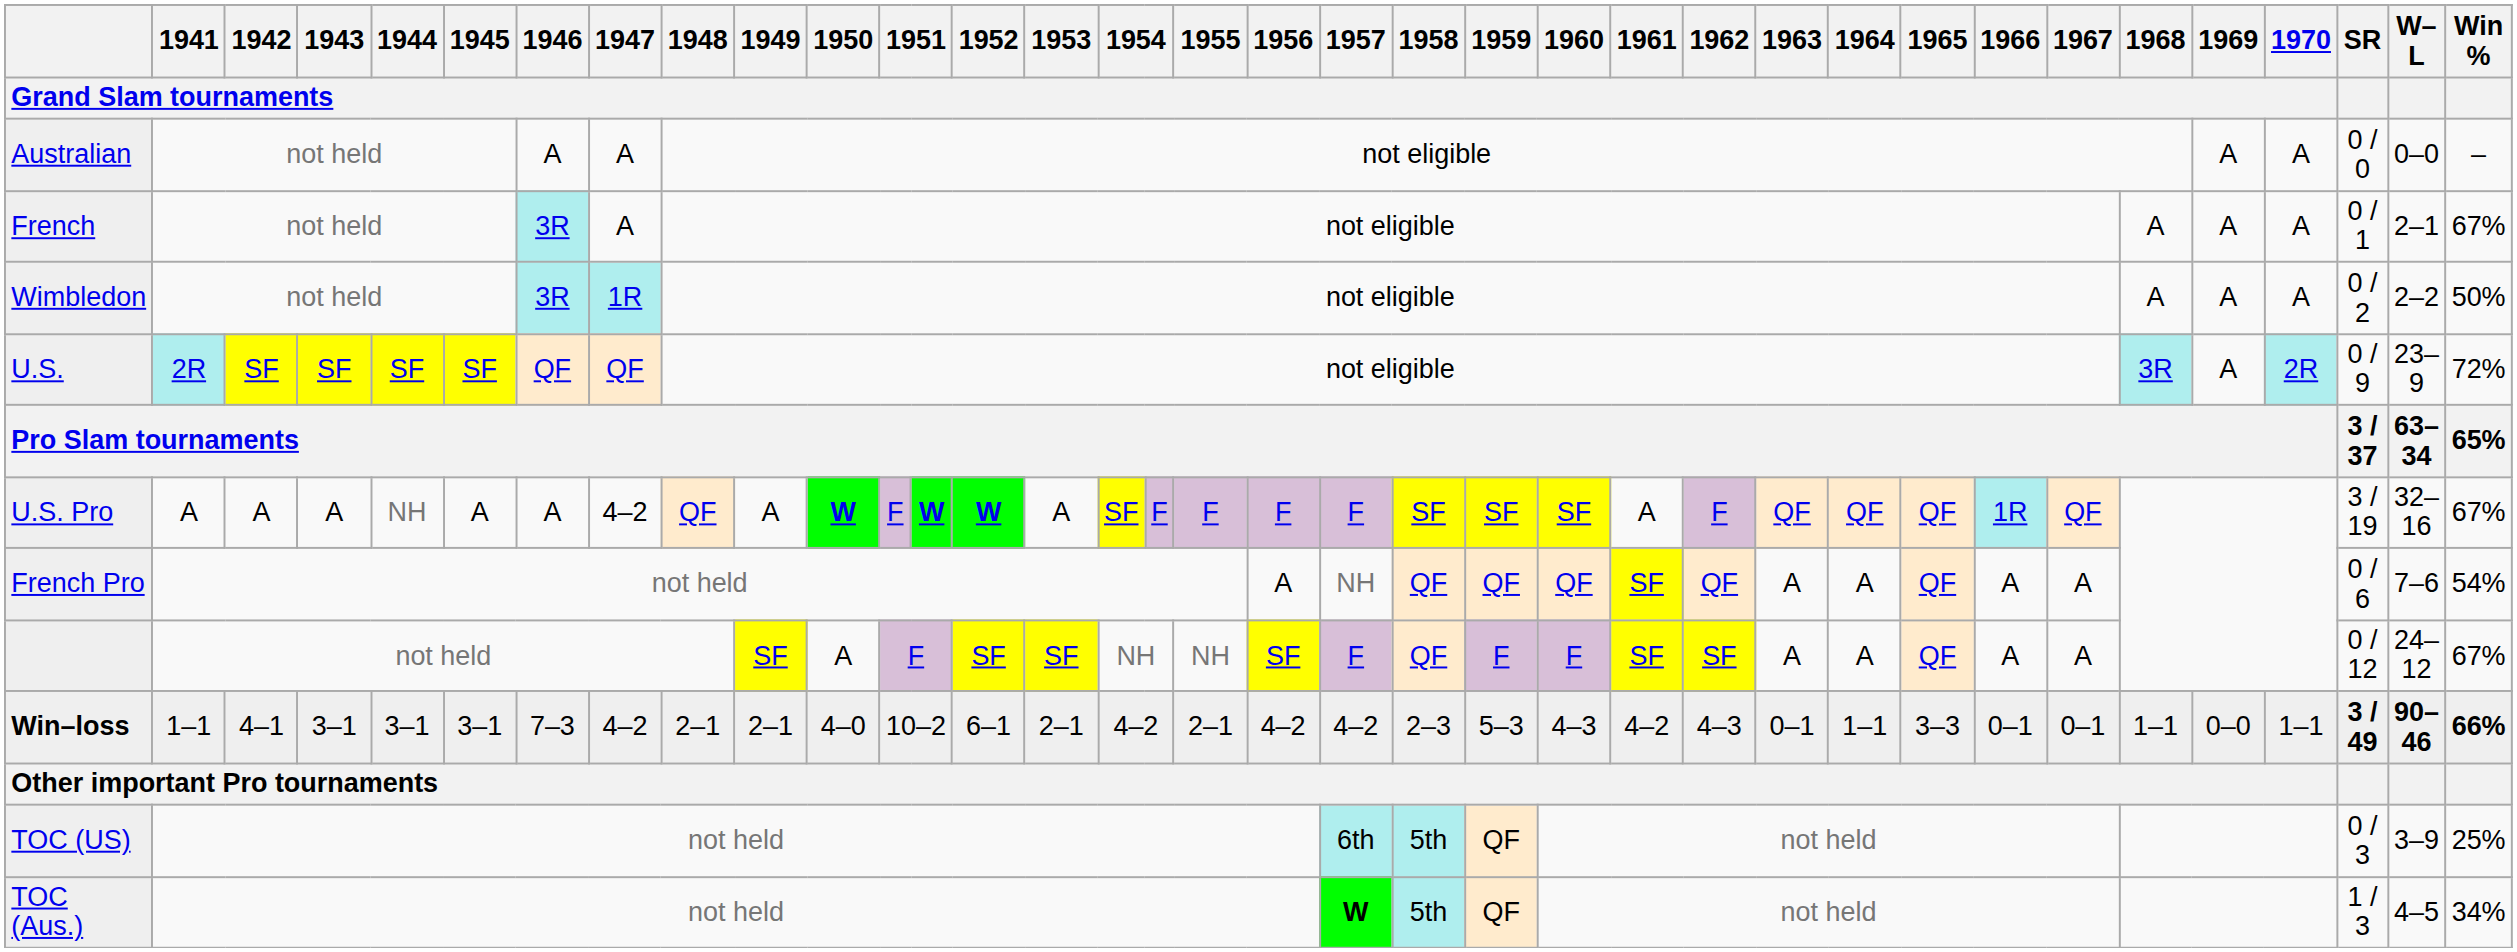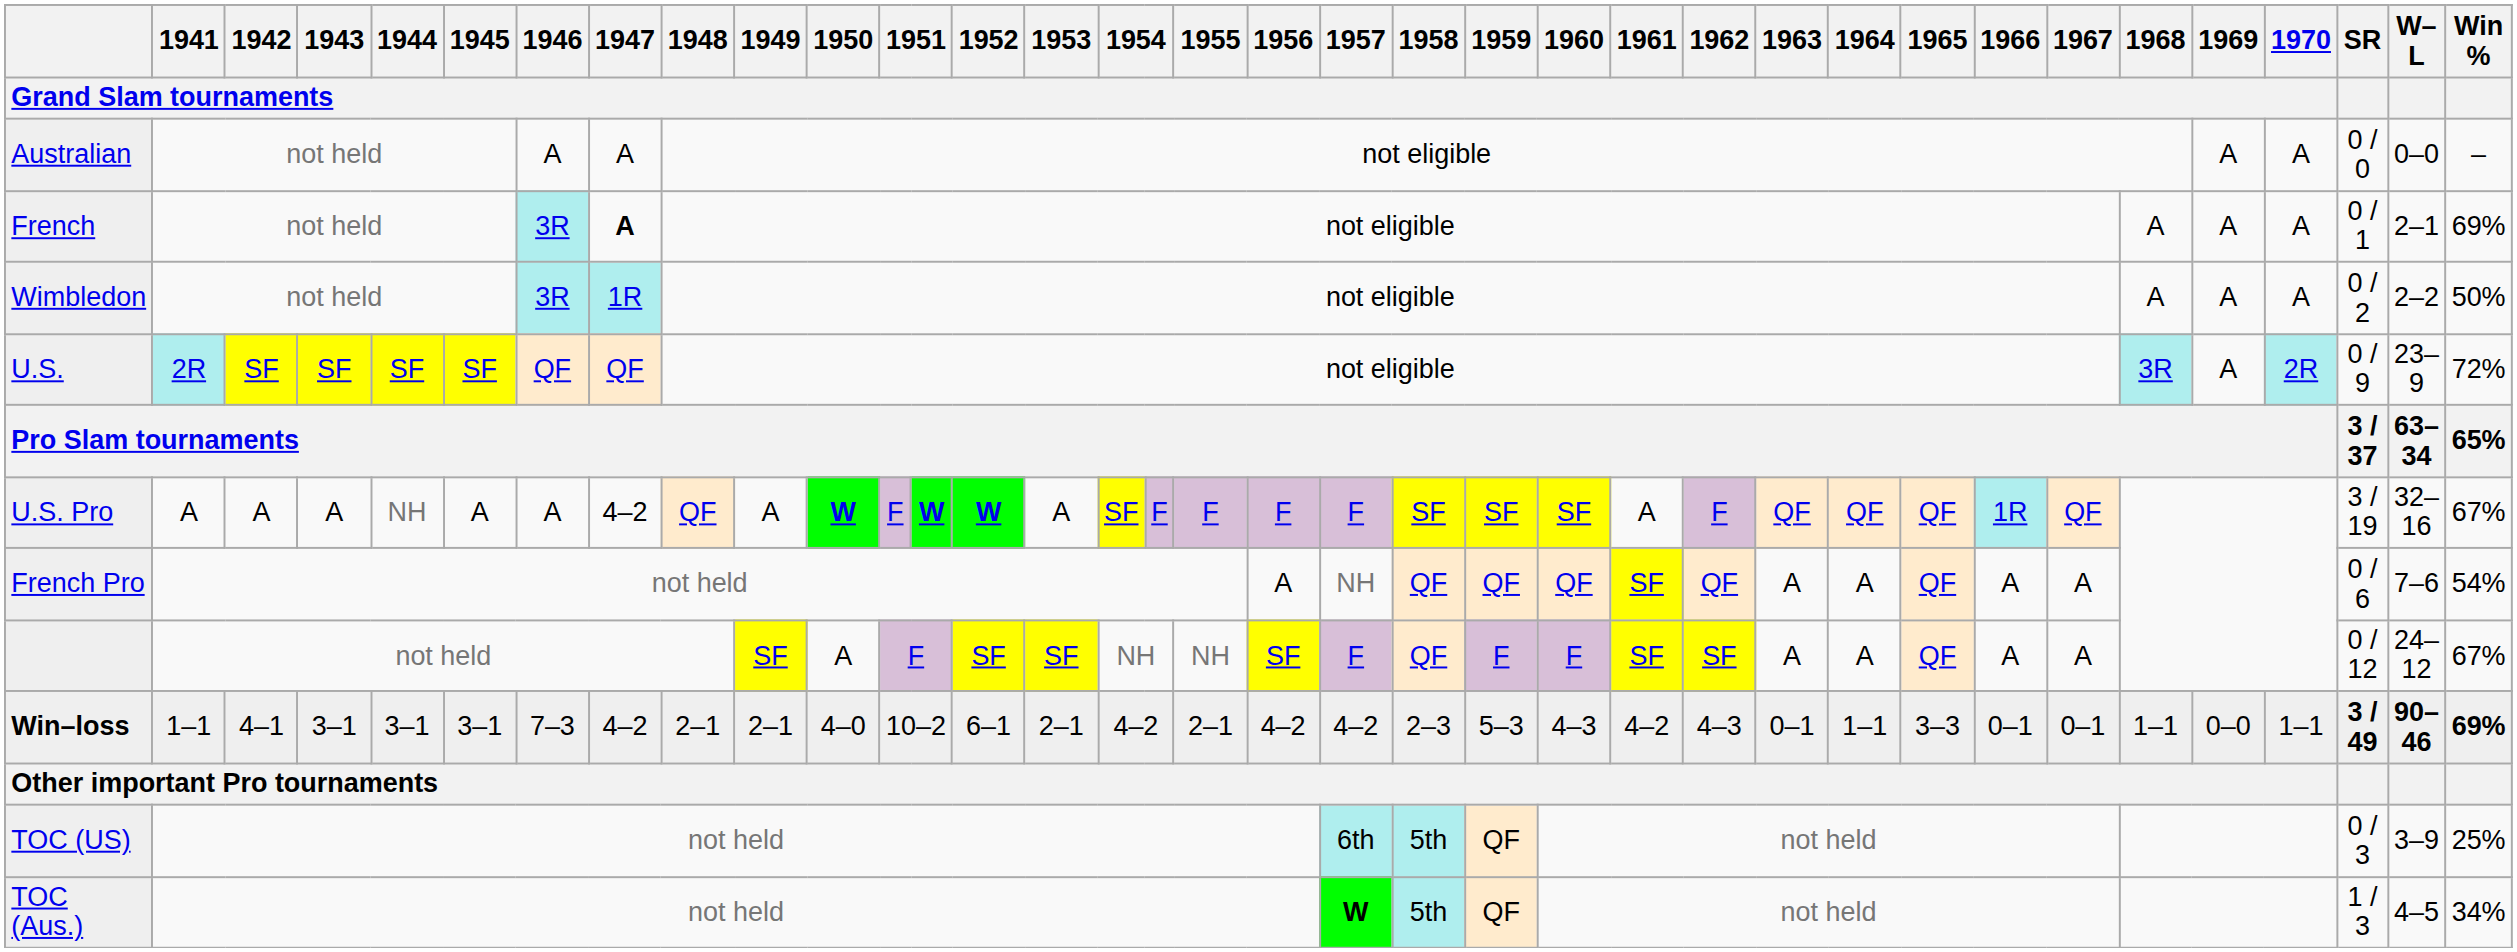(625, 226) normal -> (625, 226) bold
(2479, 226) 67% -> (2479, 226) 69%
(2479, 727) 66% -> (2479, 727) 69%
